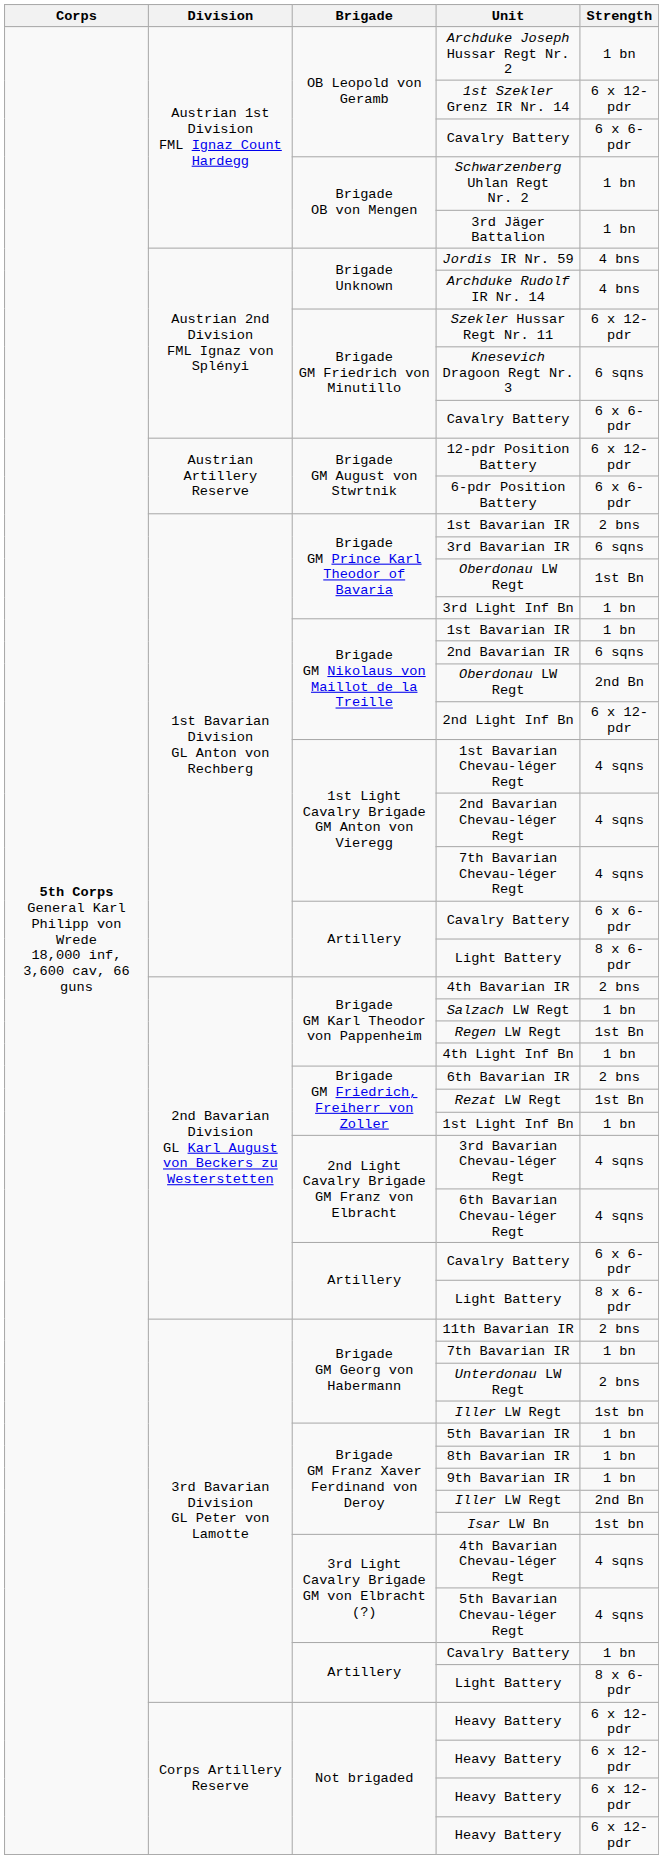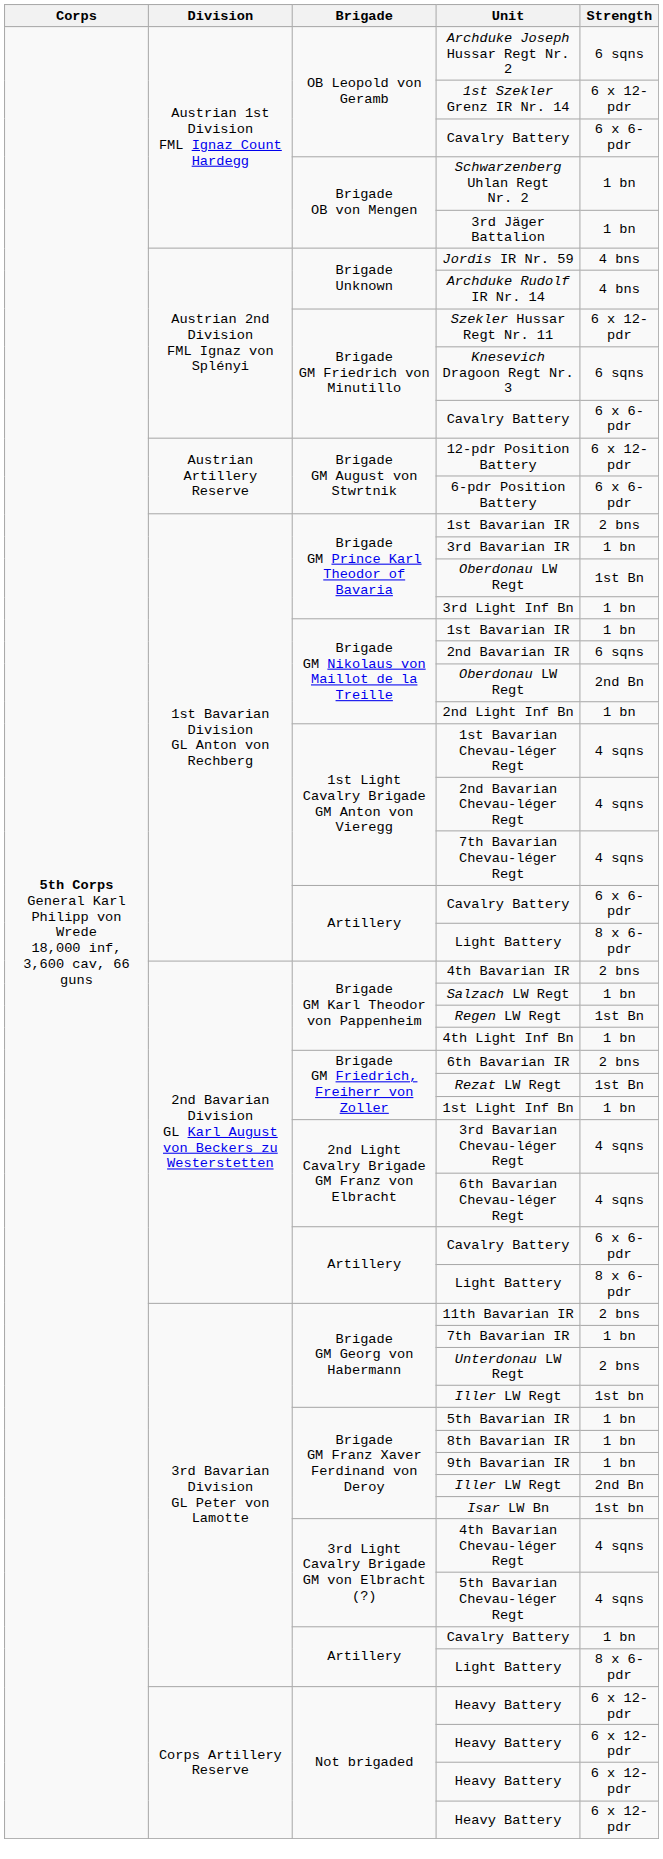(619, 54) 1 bn -> (619, 54) 6 sqns
(619, 548) 6 sqns -> (619, 548) 1 bn
(619, 720) 6 x 12-pdr -> (619, 713) 1 bn
